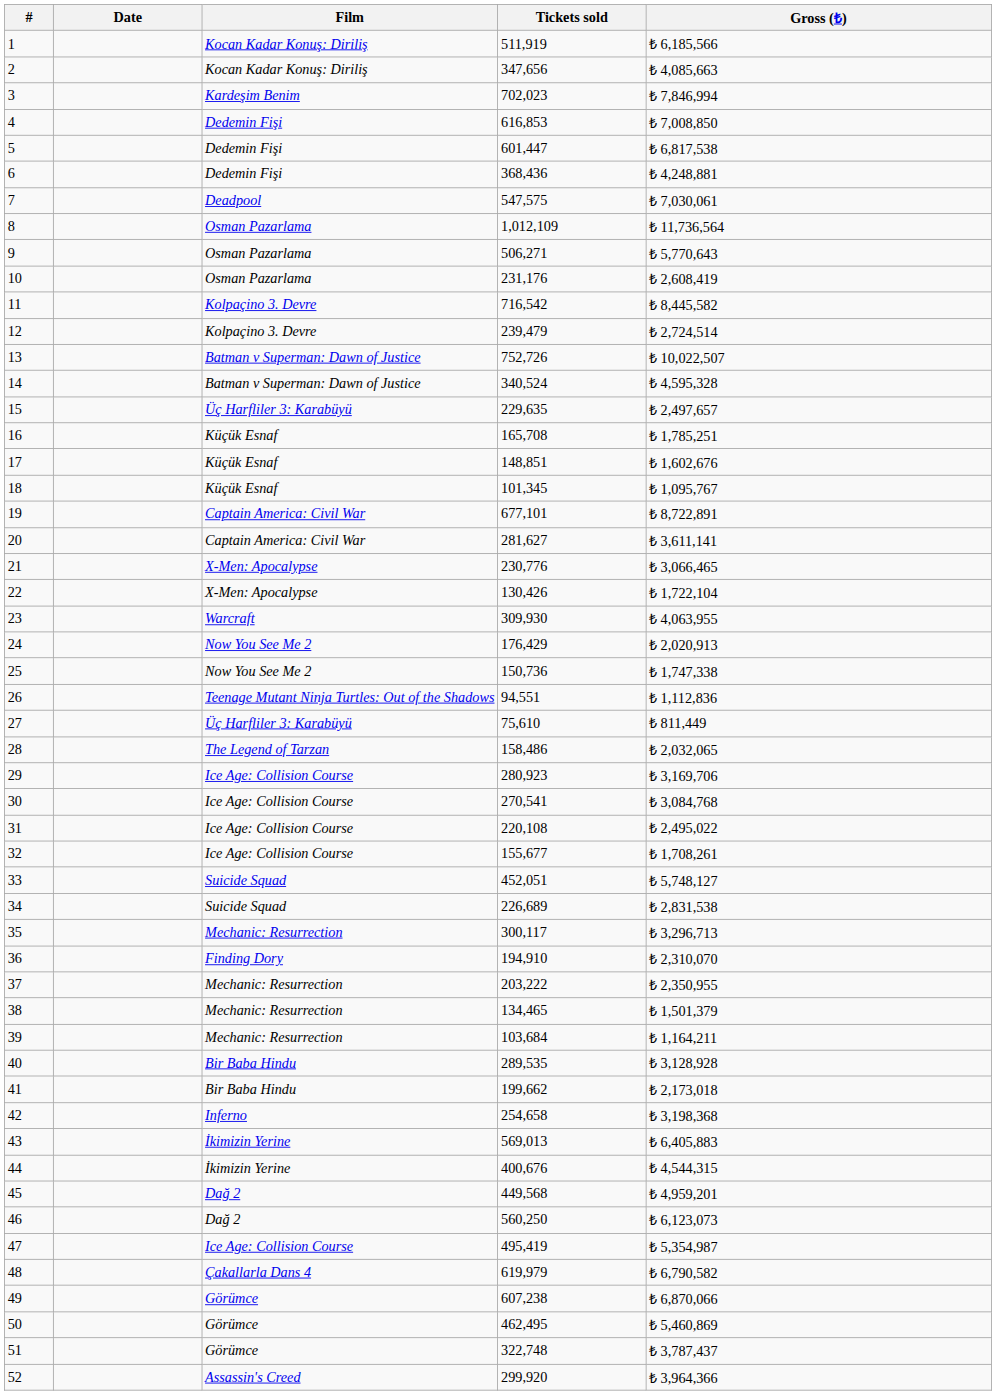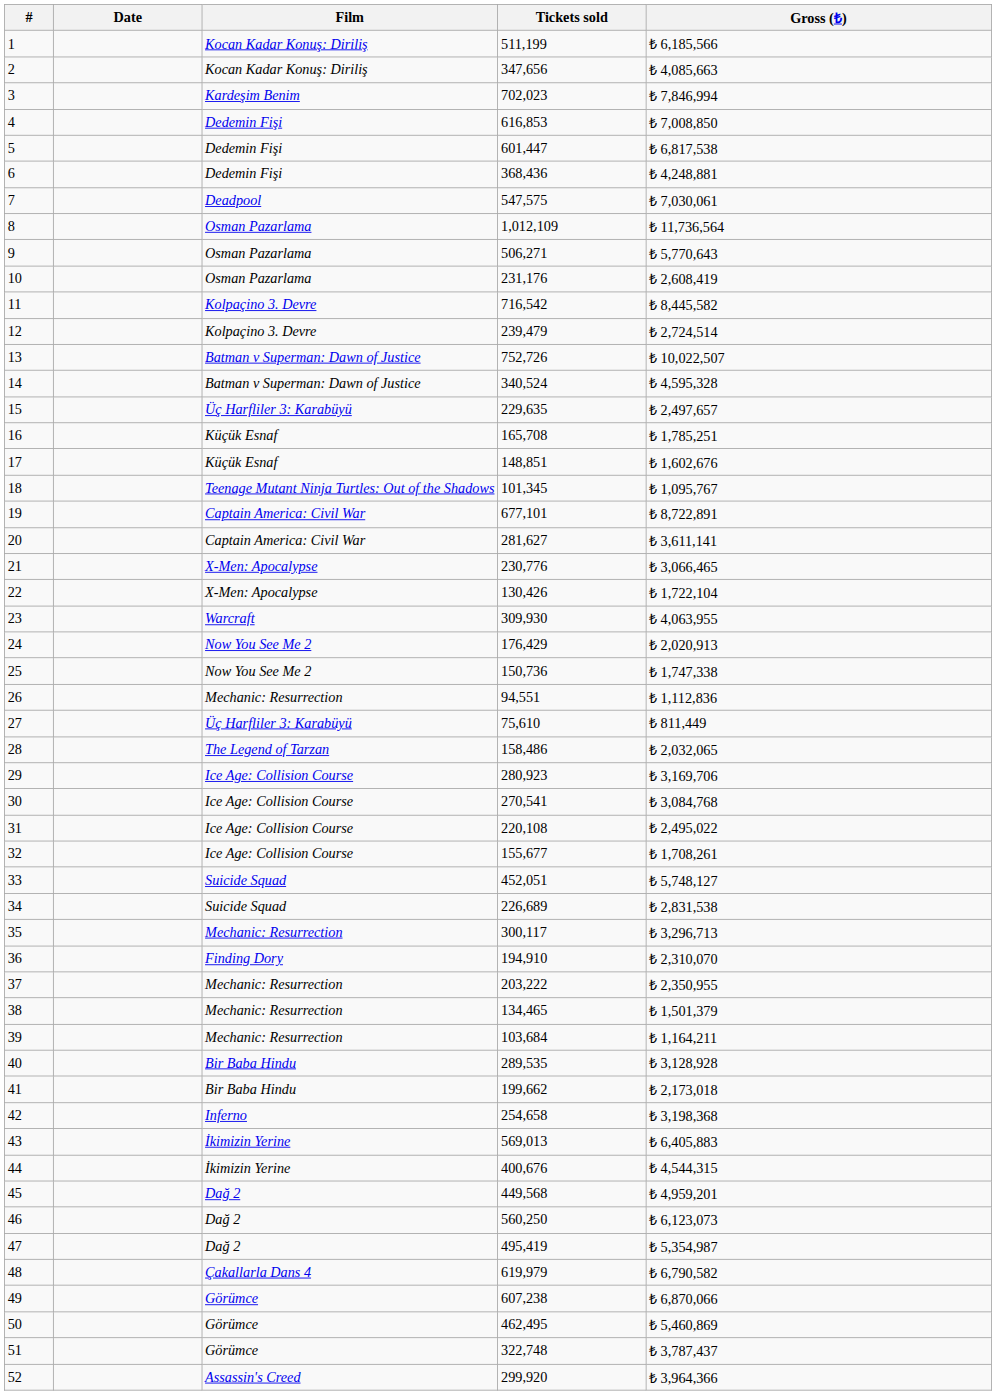(524, 43) 511,919 -> (524, 43) 511,199
(241, 488) Küçük Esnaf -> (350, 488) Teenage Mutant Ninja Turtles: Out of the Shadows
(350, 697) Teenage Mutant Ninja Turtles: Out of the Shadows -> (274, 697) Mechanic: Resurrection
(279, 1246) Ice Age: Collision Course -> (223, 1246) Dağ 2
